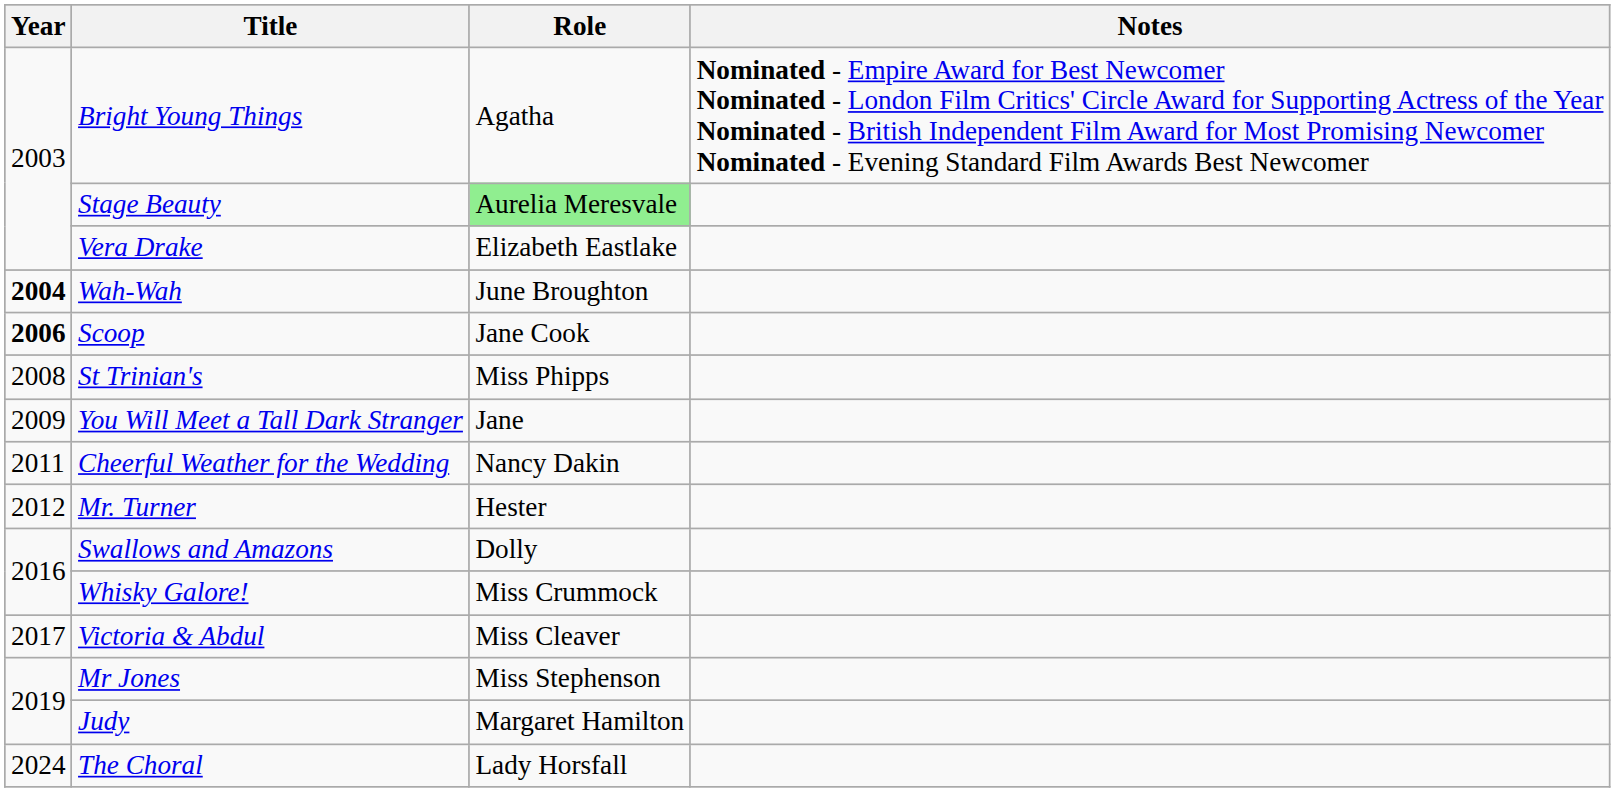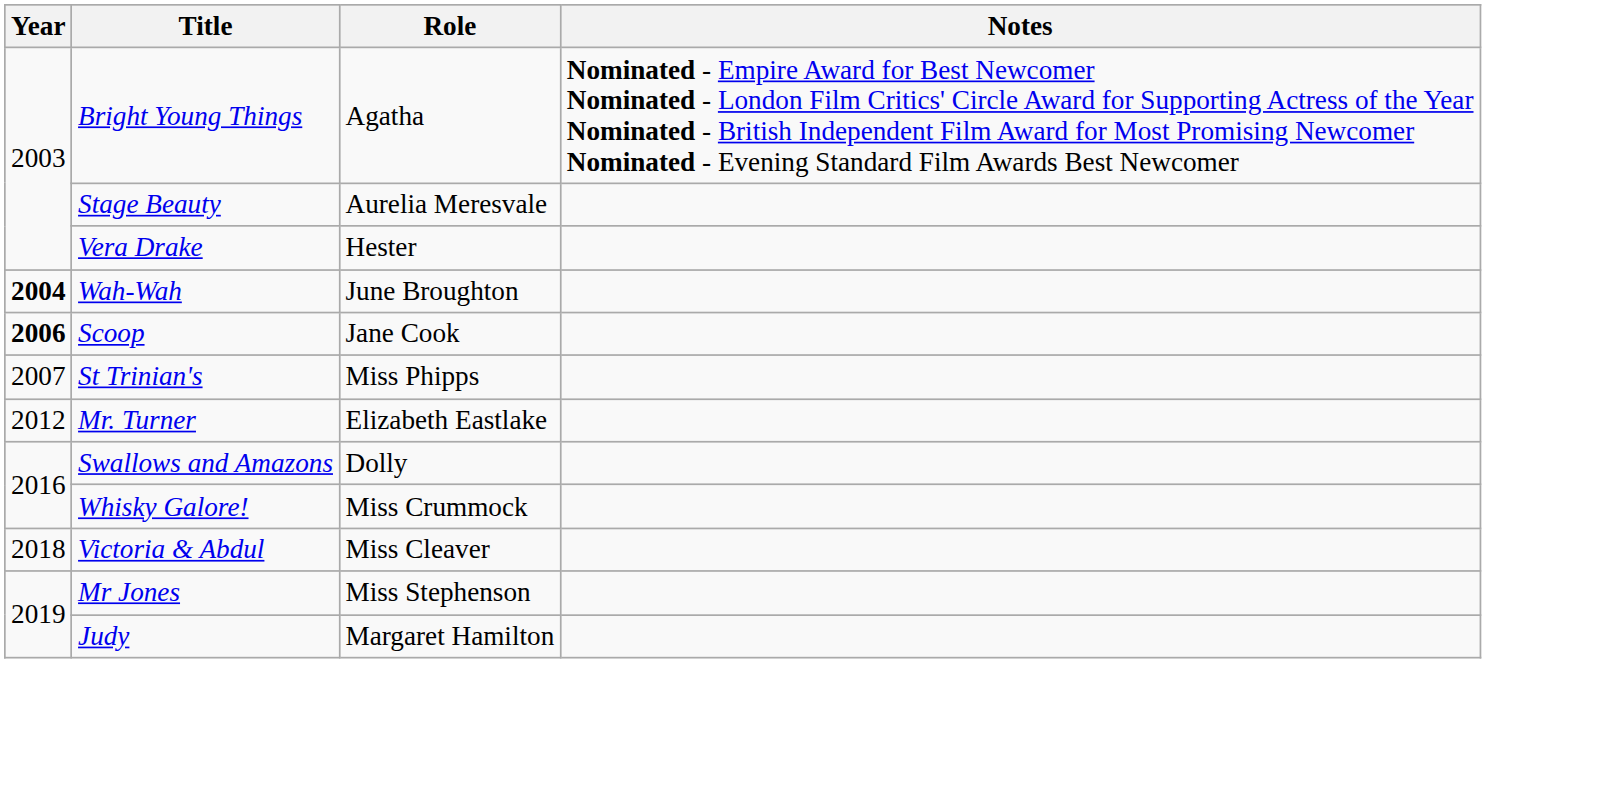(576, 204) lightgreen background -> (446, 204) no background
(576, 247) Elizabeth Eastlake -> (381, 247) Hester
(38, 376) 2008 -> (38, 376) 2007
- row: (270, 419)
- row: (264, 462)
(511, 506) Hester -> (446, 419) Elizabeth Eastlake
(38, 635) 2017 -> (38, 549) 2018
- row: (140, 764)
